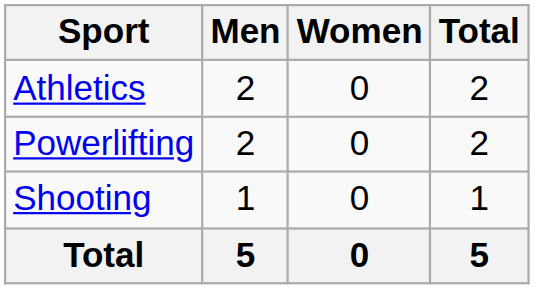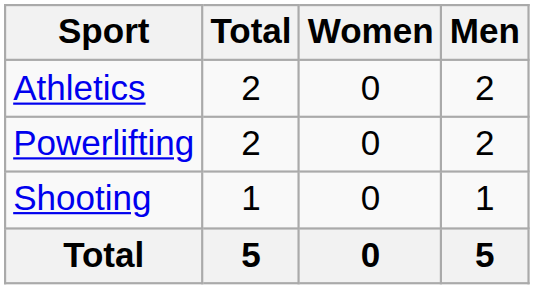columns swapped: (245, 32) <-> (479, 32)
